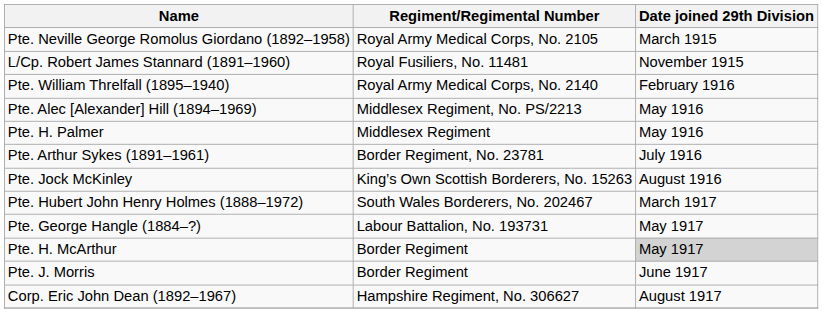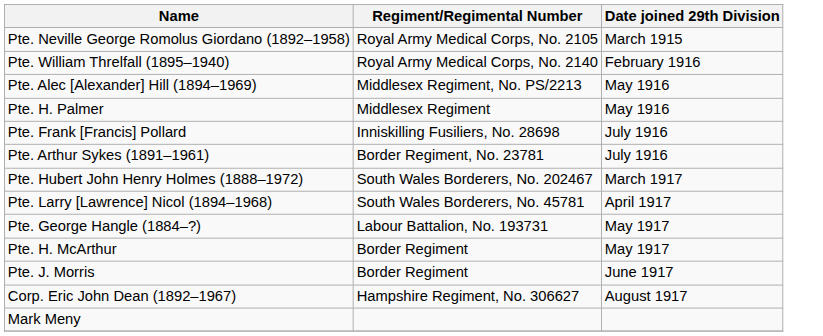- row: (149, 62)
+ row: (97, 132)
- row: (70, 179)
+ row: (140, 202)
(671, 249) lightgrey background -> (637, 249) no background
+ row: (44, 319)
